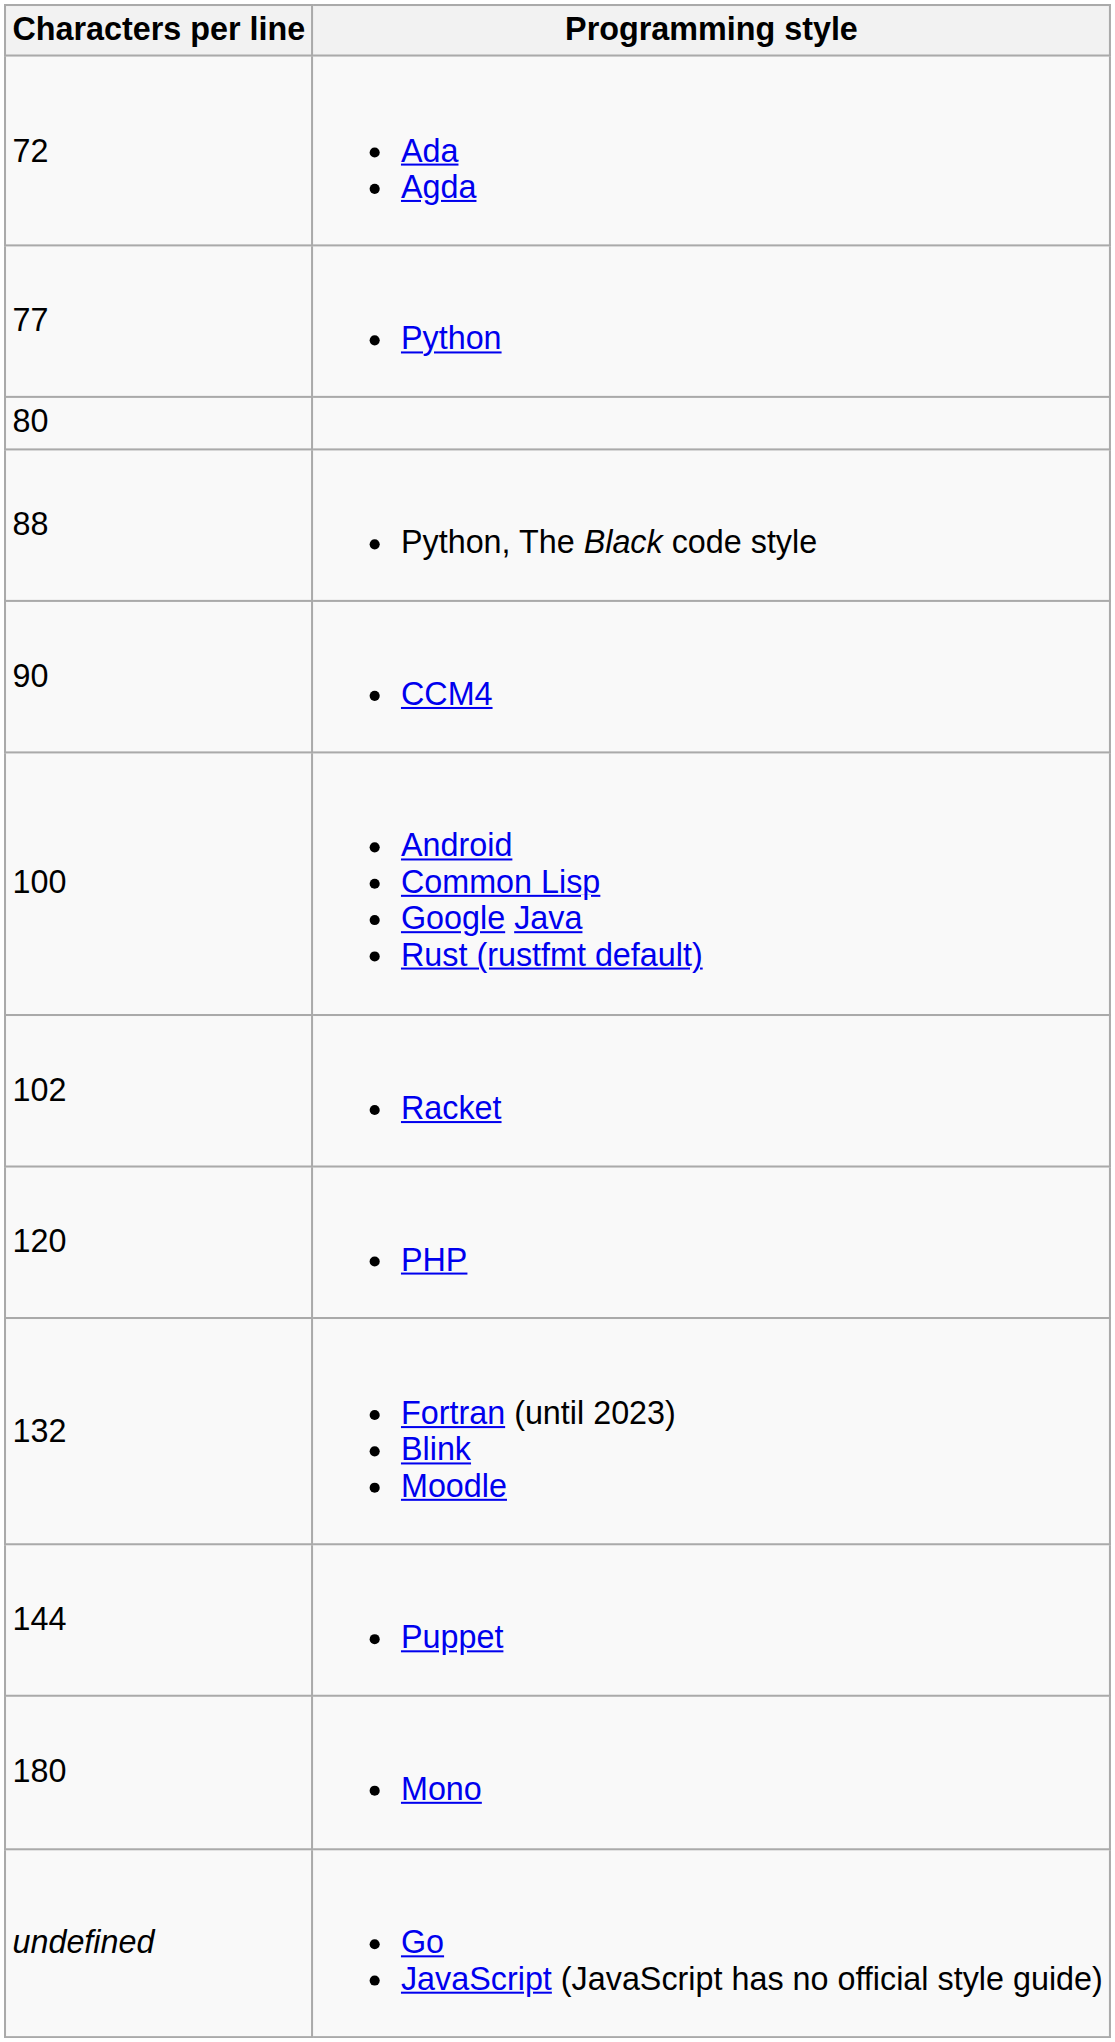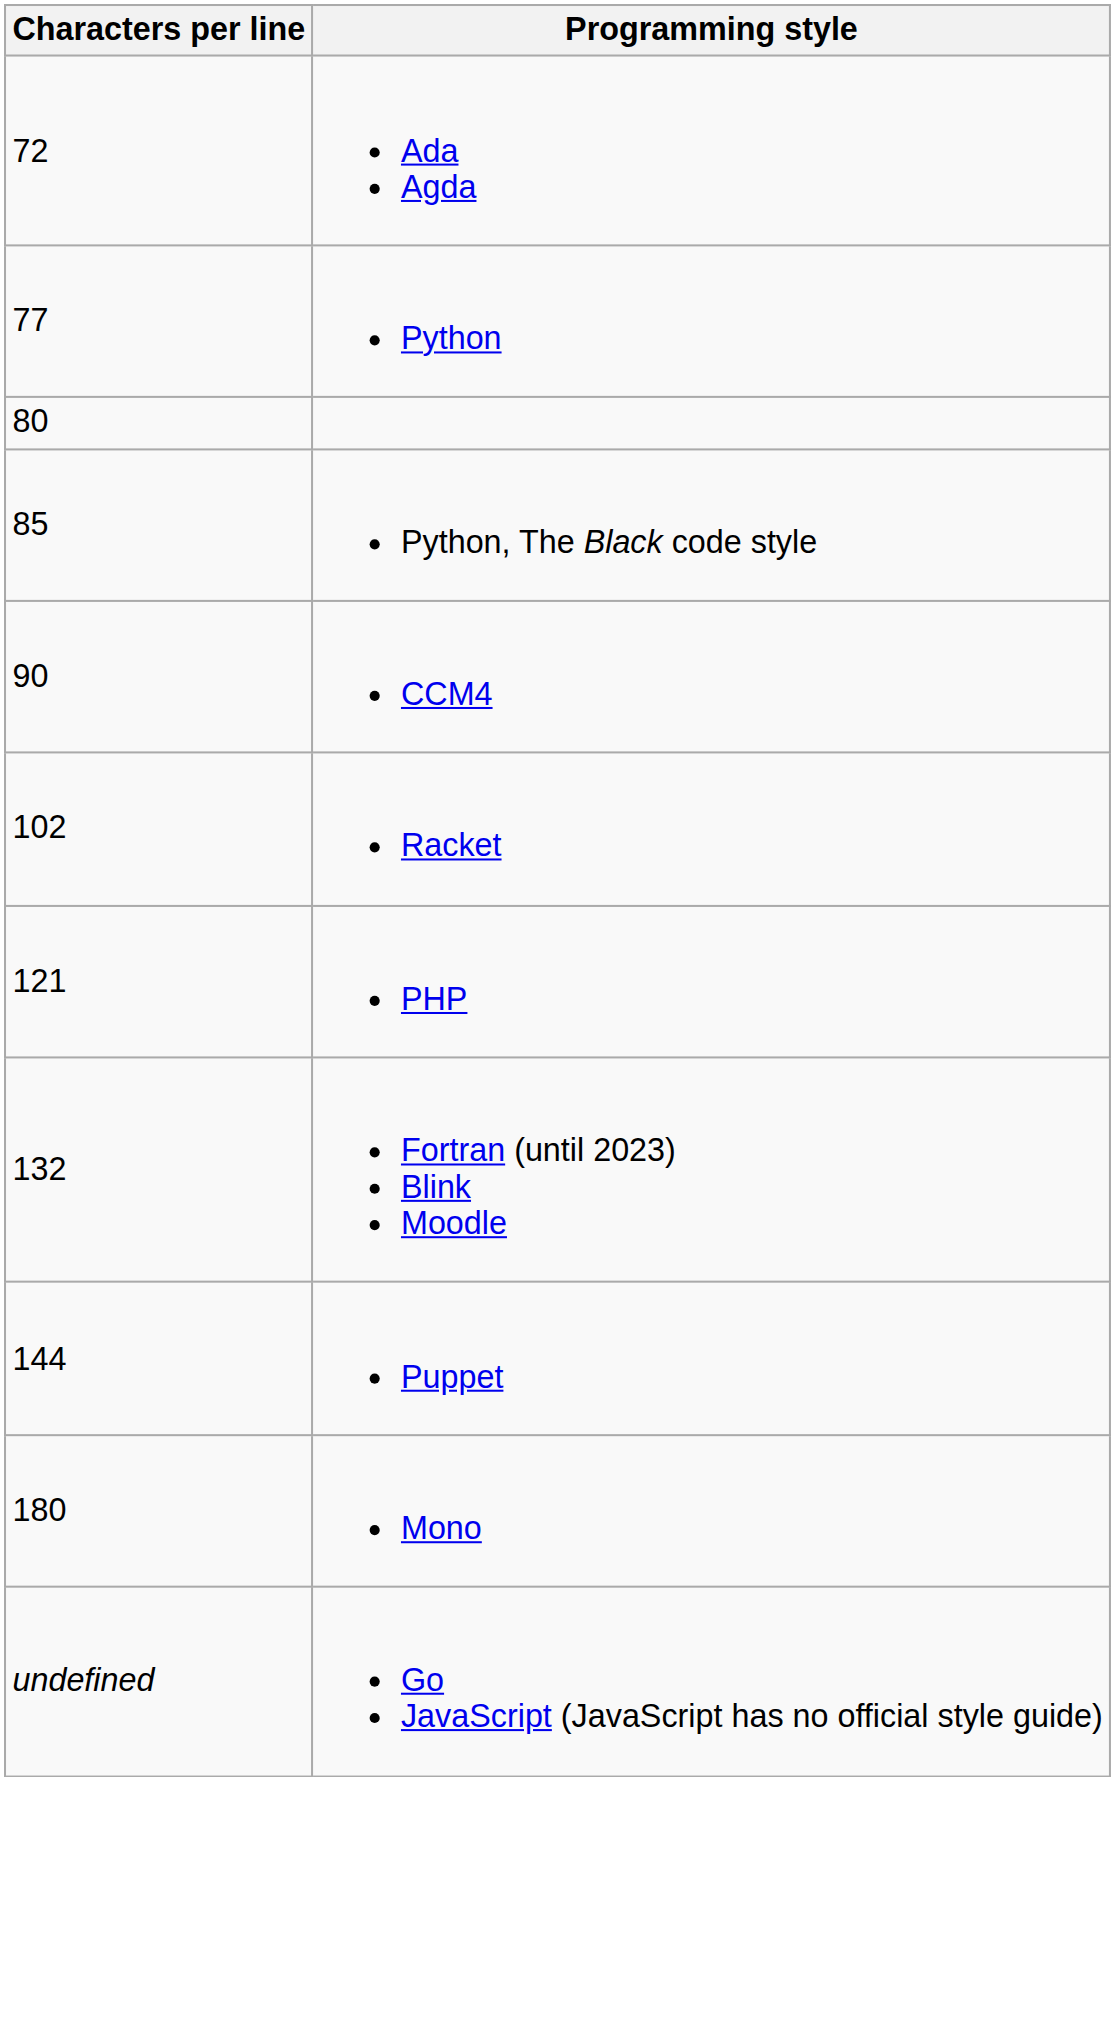(30, 524) 88 -> (30, 524) 85
- row: (711, 902)
(39, 1242) 120 -> (39, 980) 121
